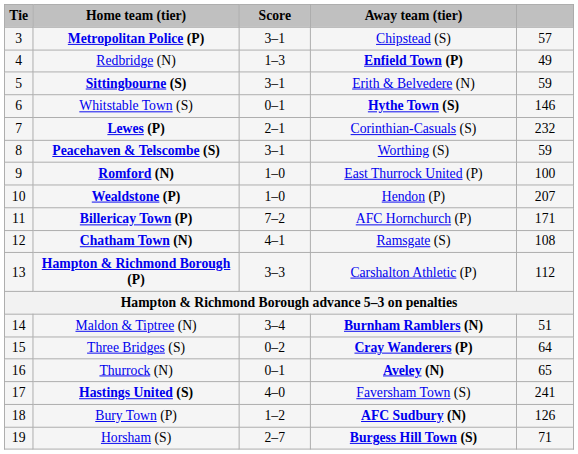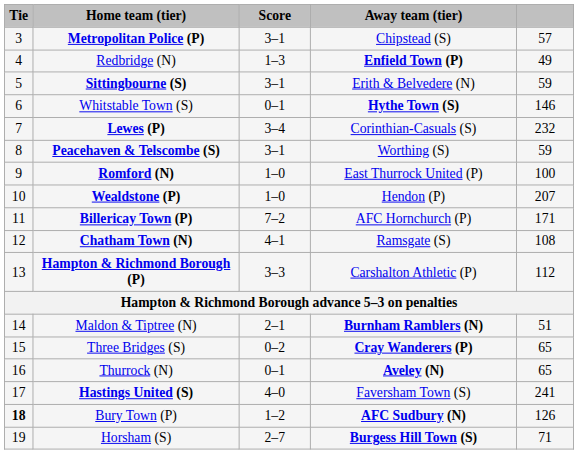(275, 128) 2–1 -> (275, 128) 3–4
(275, 325) 3–4 -> (275, 325) 2–1
(545, 348) 64 -> (545, 348) 65
(19, 415) normal -> (19, 415) bold
